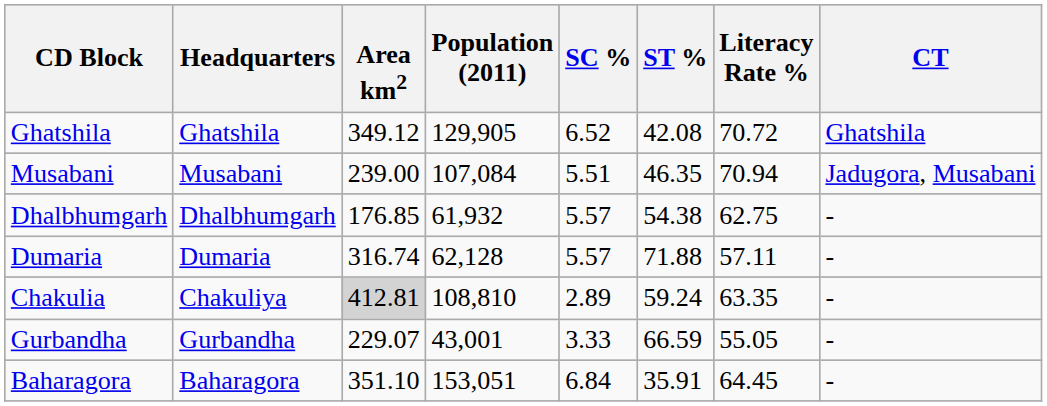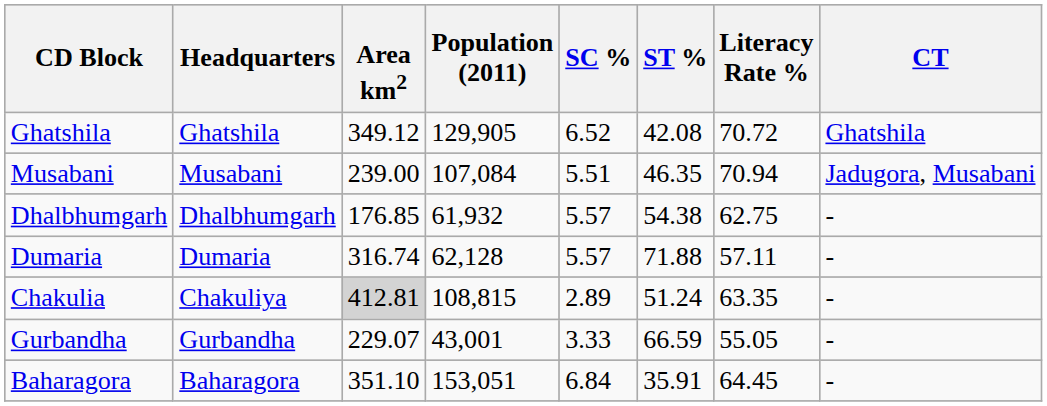(474, 297) 108,810 -> (474, 297) 108,815
(673, 297) 59.24 -> (673, 297) 51.24
